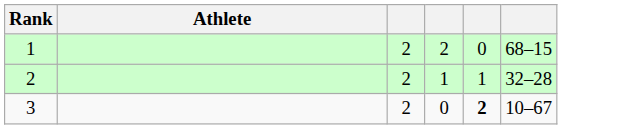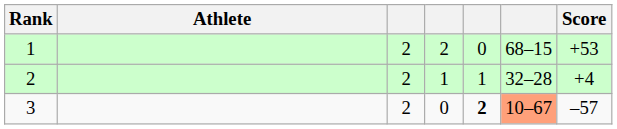+ column: (584, 19)
(529, 108) no background -> (529, 108) lightsalmon background
